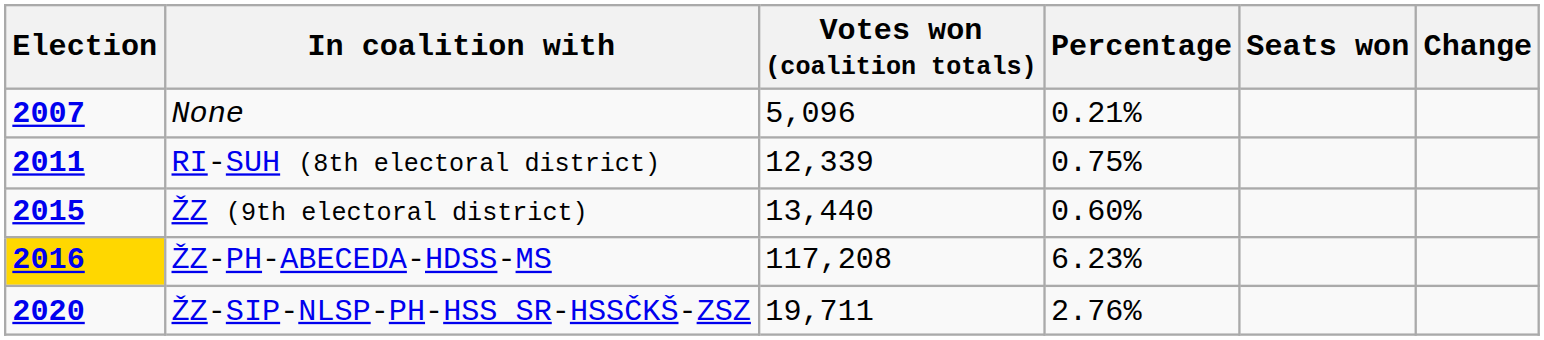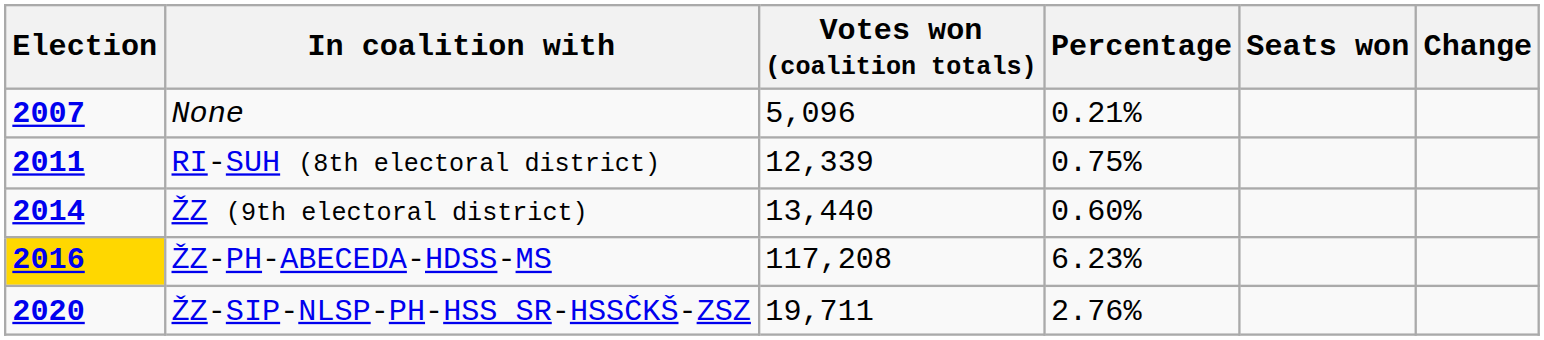(49, 212) 2015 -> (49, 212) 2014
